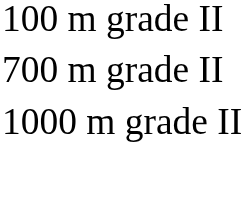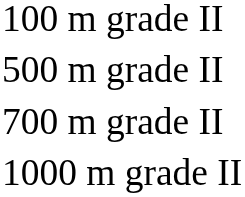+ row: (113, 69)
